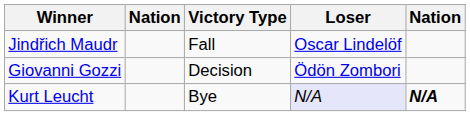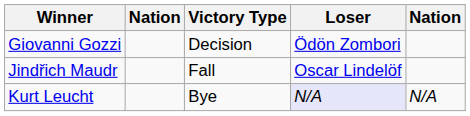rows swapped: (65, 70) <-> (63, 44)
(424, 96) bold -> (423, 96) normal
